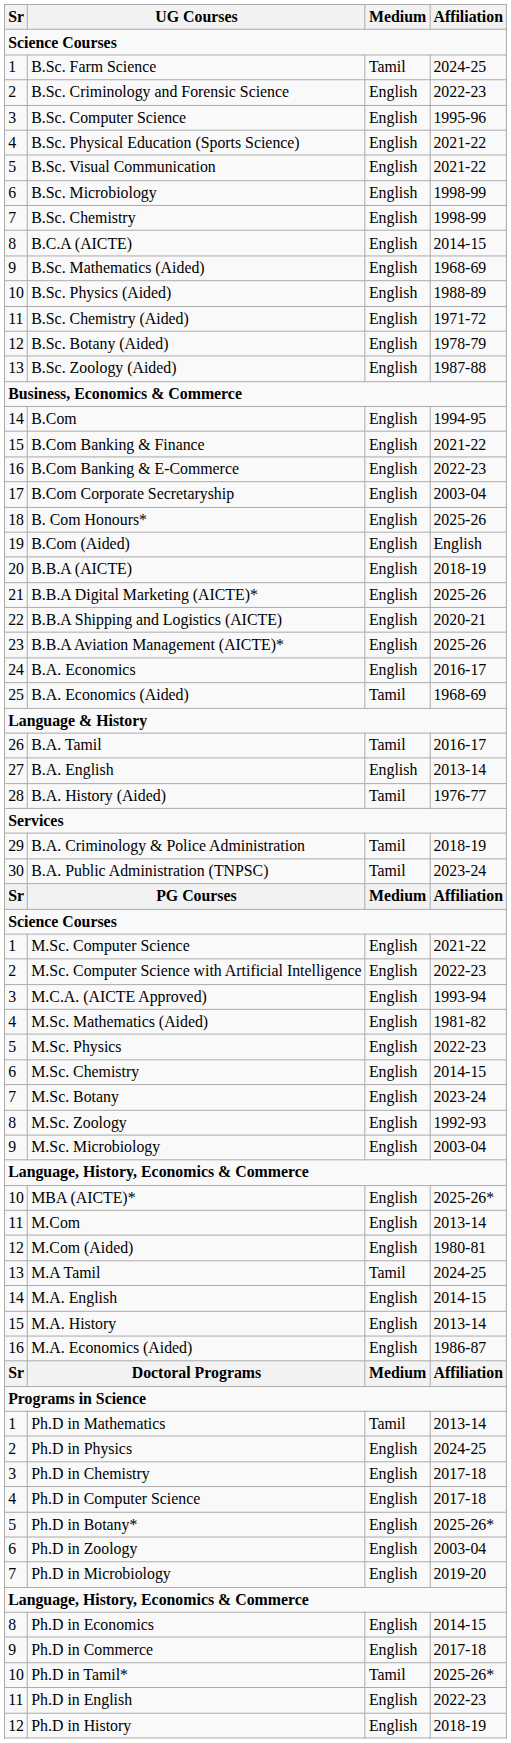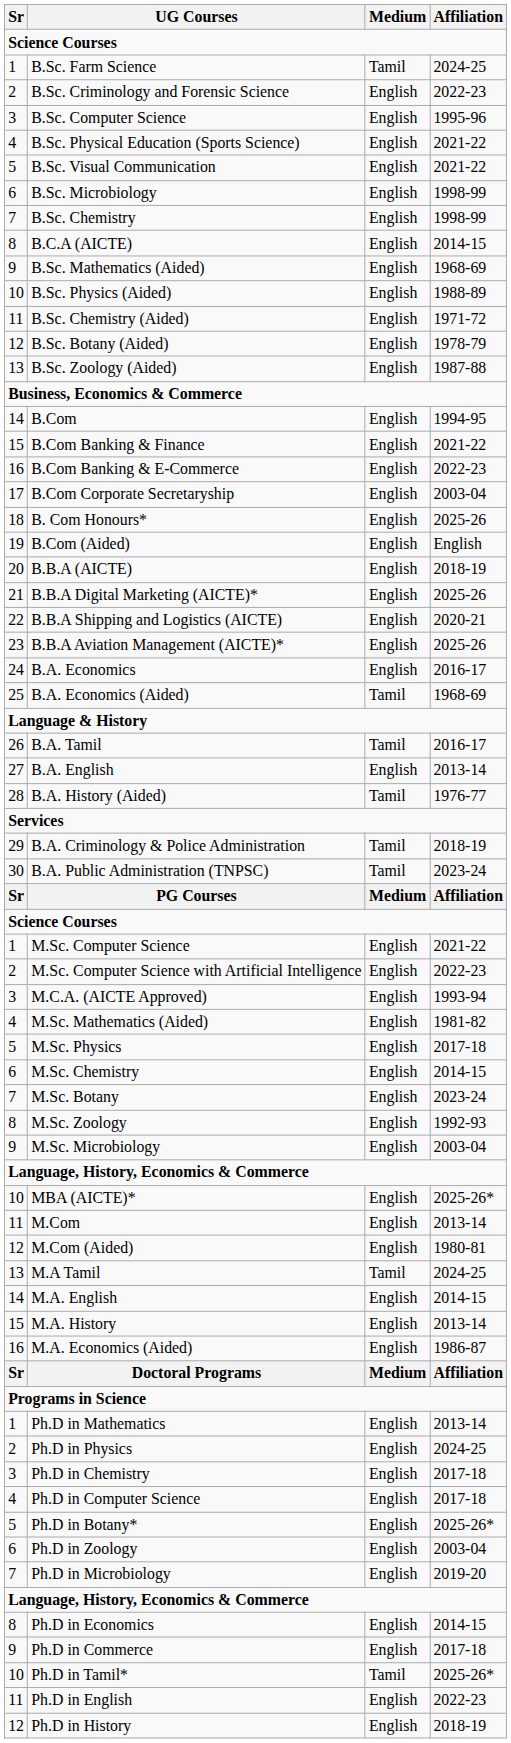(460, 1047) 2022-23 -> (460, 1047) 2017-18
(387, 1423) Tamil -> (393, 1423) English
